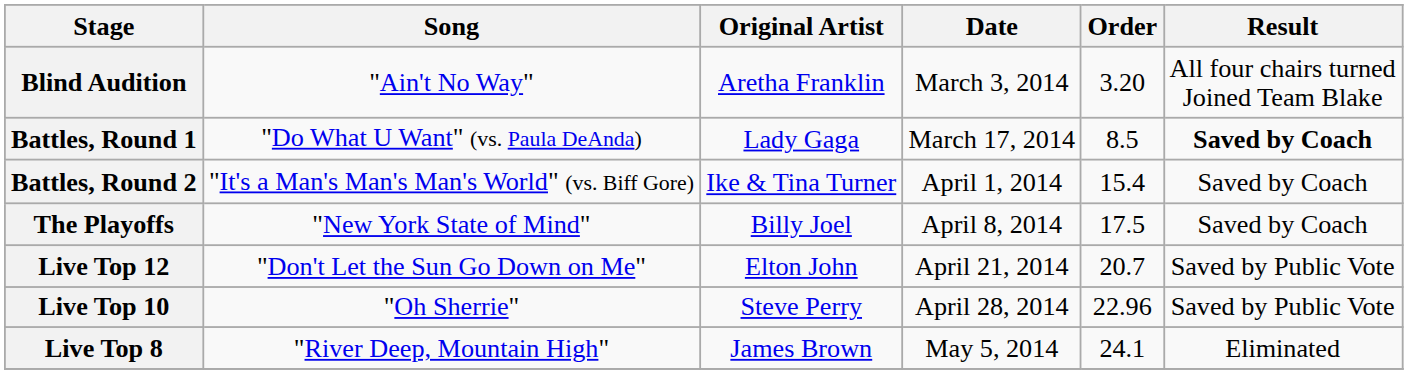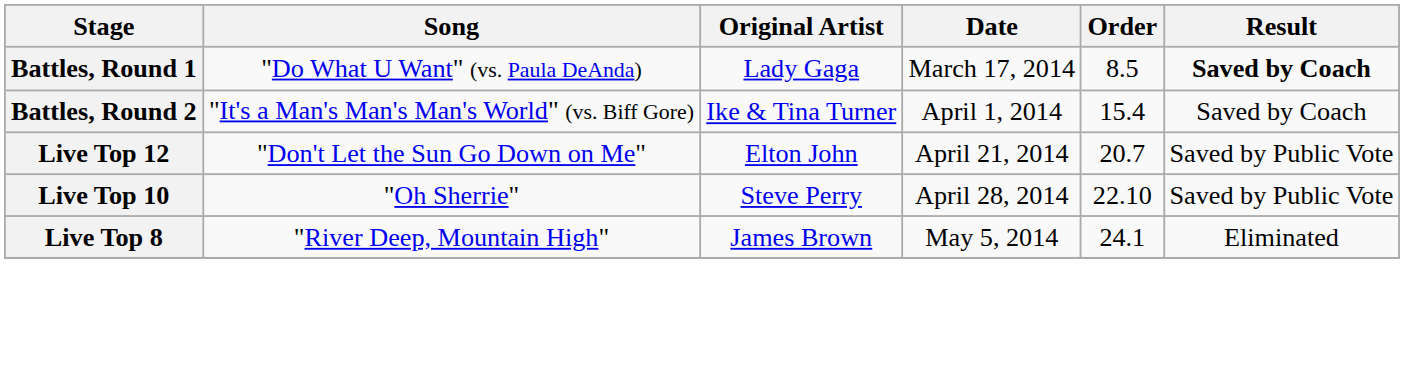- row: (104, 82)
- row: (104, 224)
(1122, 307) 22.96 -> (1122, 195) 22.10
